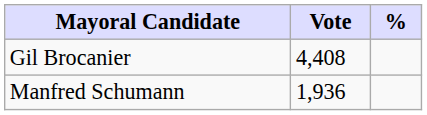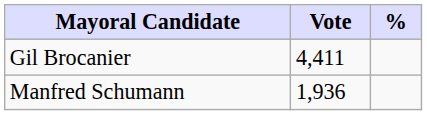(321, 57) 4,408 -> (320, 57) 4,411
